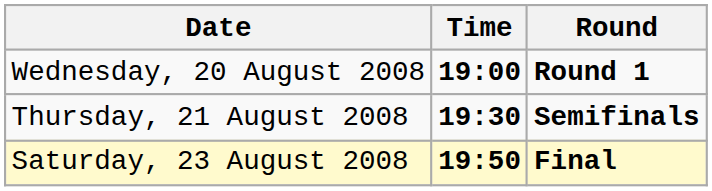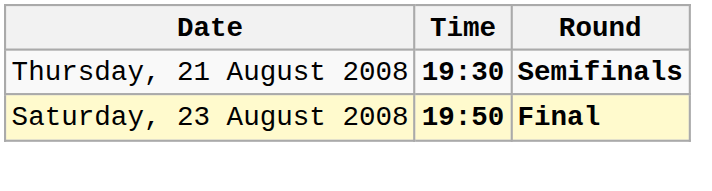- row: (218, 72)
